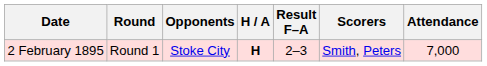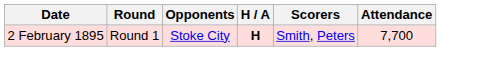- column: (296, 22)
(443, 50) 7,000 -> (397, 35) 7,700
